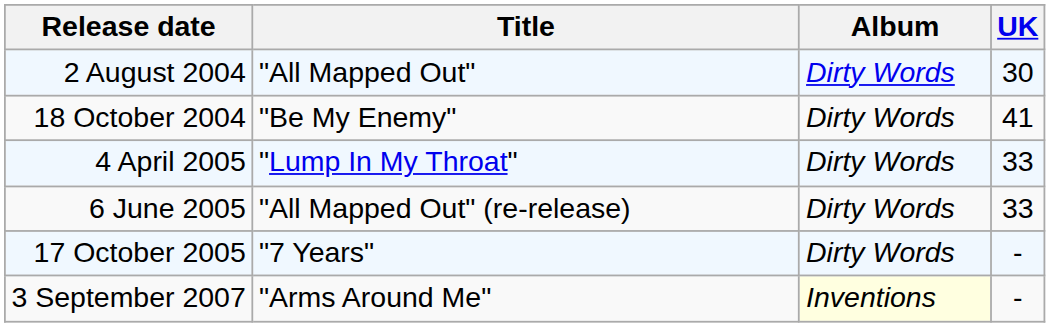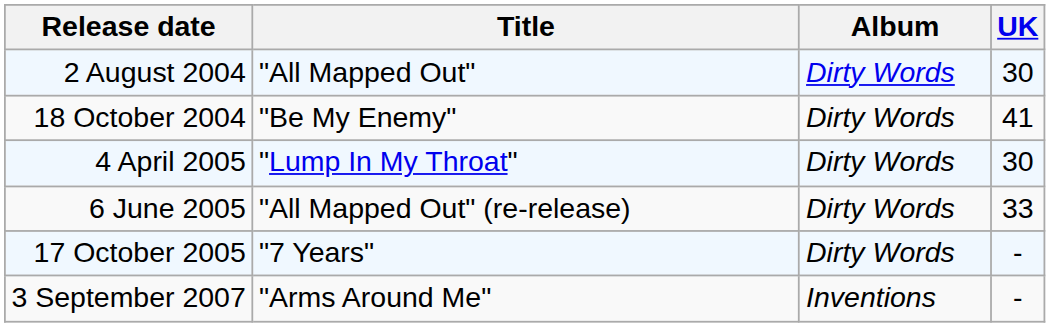(1018, 162) 33 -> (1018, 162) 30
(871, 298) lightyellow background -> (871, 298) no background
